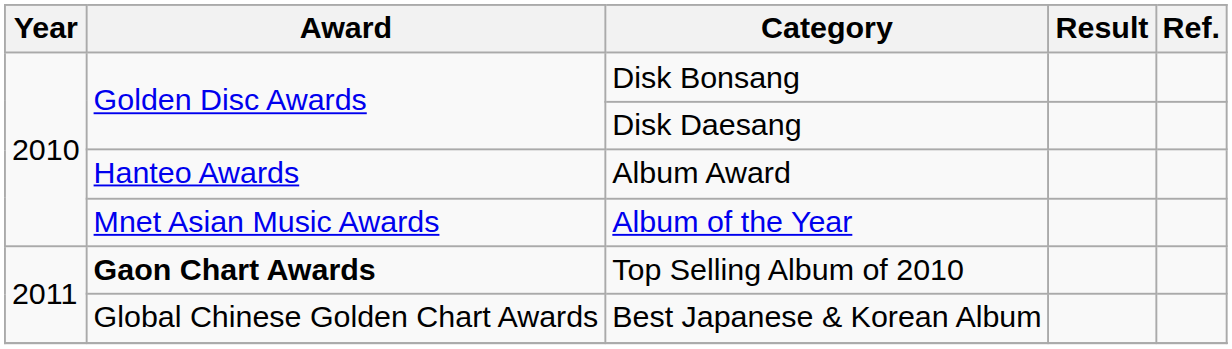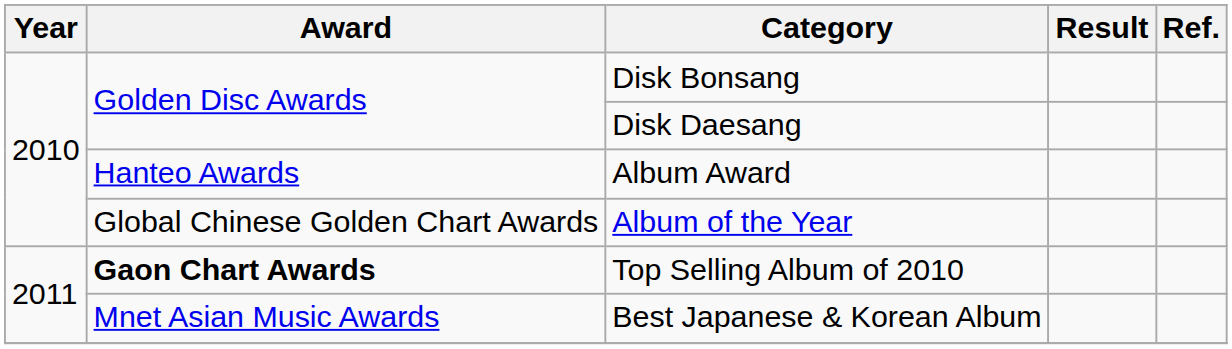(267, 221) Mnet Asian Music Awards -> (346, 221) Global Chinese Golden Chart Awards
(346, 317) Global Chinese Golden Chart Awards -> (267, 317) Mnet Asian Music Awards
